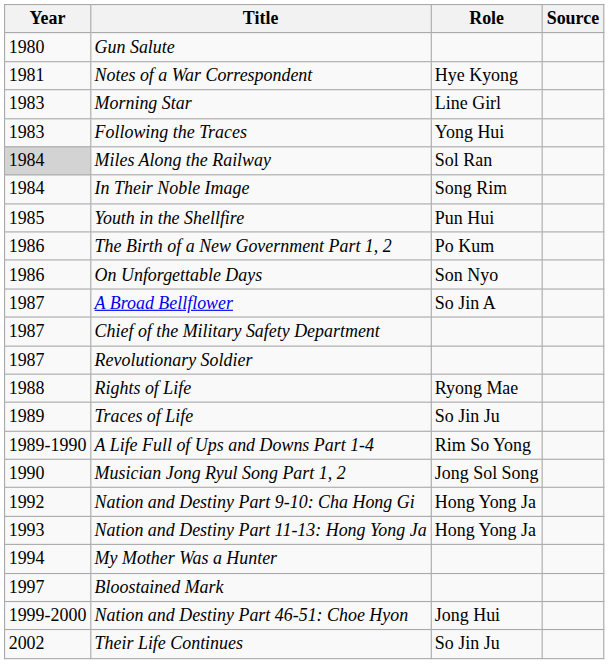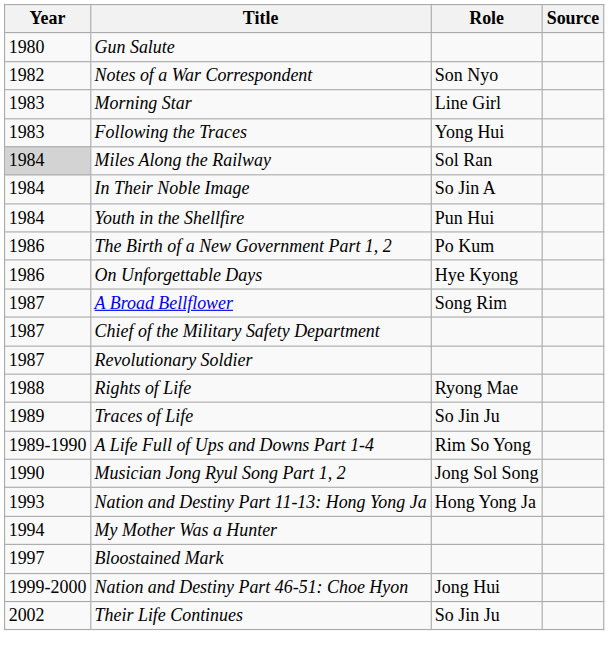(27, 75) 1981 -> (27, 75) 1982
(476, 75) Hye Kyong -> (466, 75) Son Nyo
(471, 189) Song Rim -> (465, 189) So Jin A
(27, 217) 1985 -> (27, 217) 1984
(466, 274) Son Nyo -> (476, 274) Hye Kyong
(465, 302) So Jin A -> (471, 302) Song Rim
- row: (255, 501)
